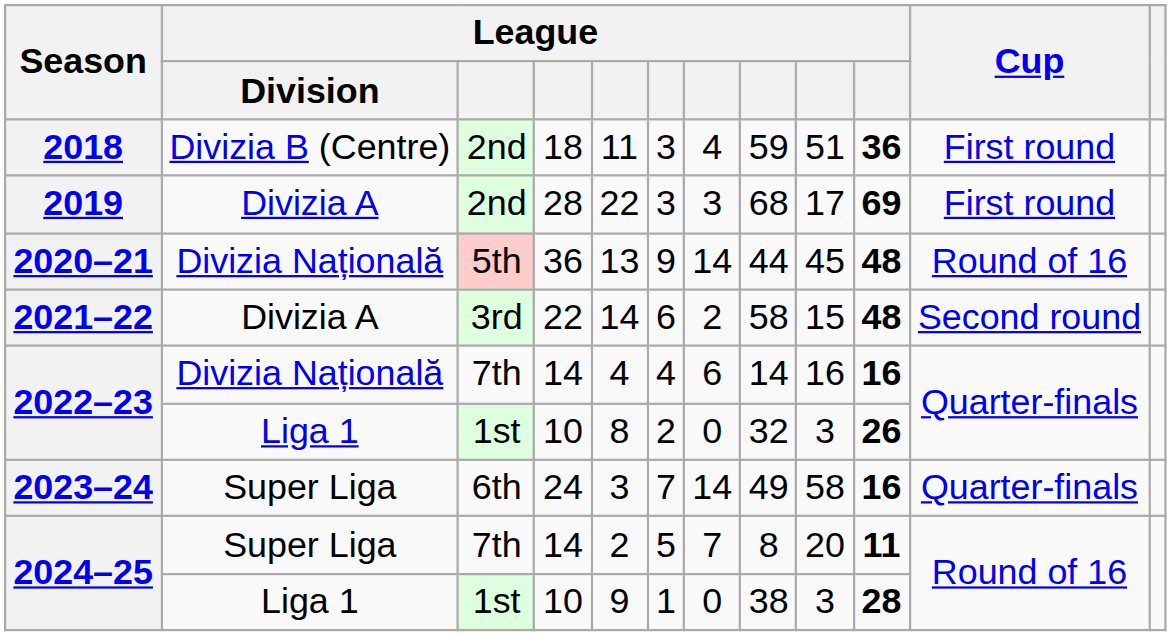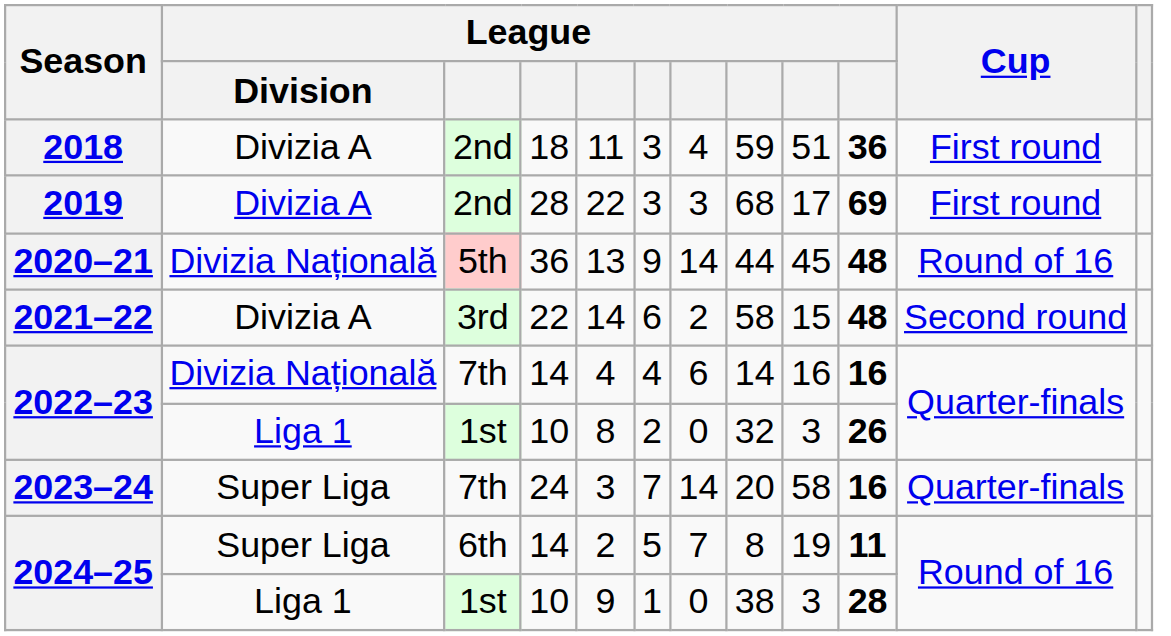(310, 146) Divizia B (Centre) -> (303, 146) Divizia A
(497, 487) 6th -> (483, 487) 7th
(769, 487) 49 -> (755, 487) 20
(497, 544) 7th -> (483, 544) 6th
(825, 544) 20 -> (811, 544) 19
